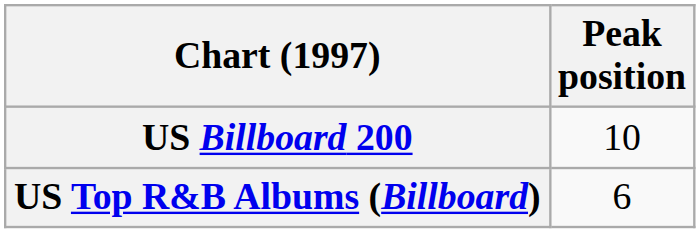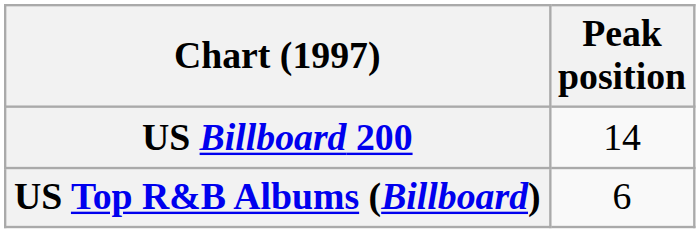(622, 136) 10 -> (622, 136) 14
